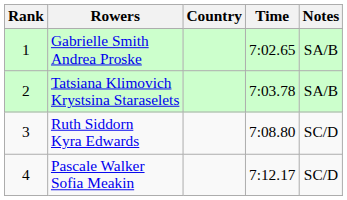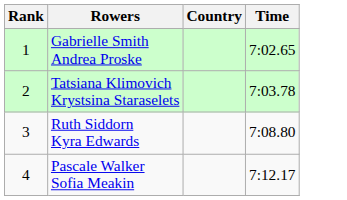- column: (321, 16)
